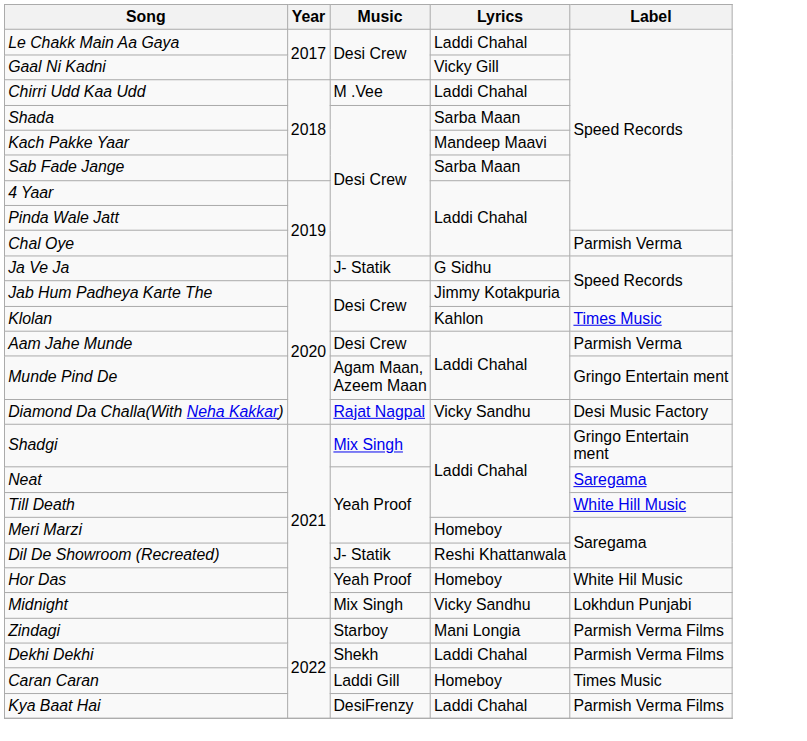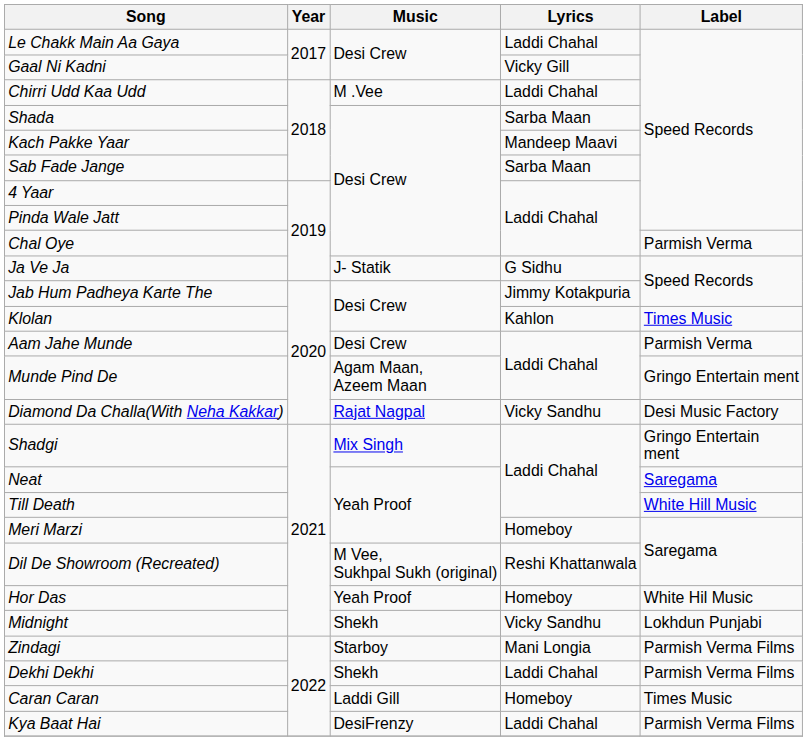(362, 555) J- Statik -> (415, 564) M Vee, Sukhpal Sukh (original)
(368, 605) Mix Singh -> (356, 623) Shekh
